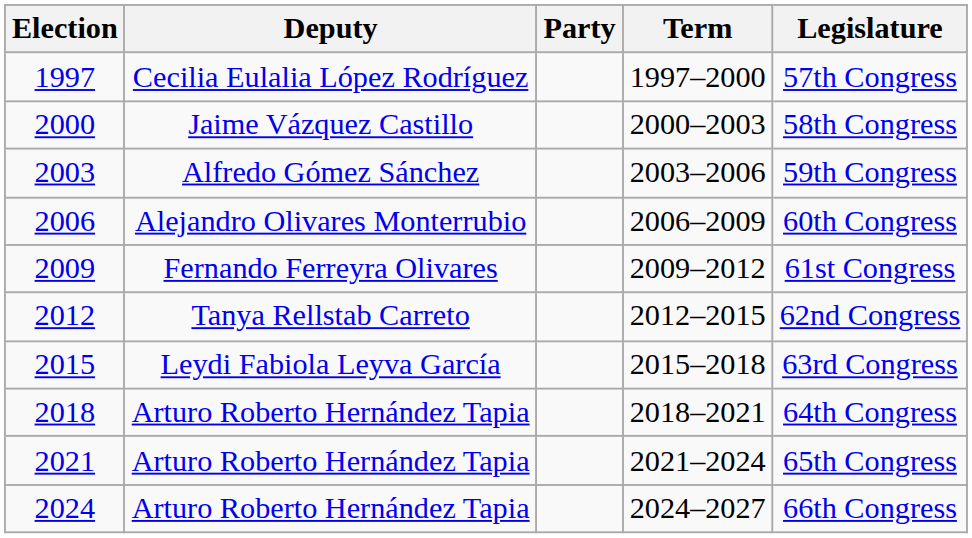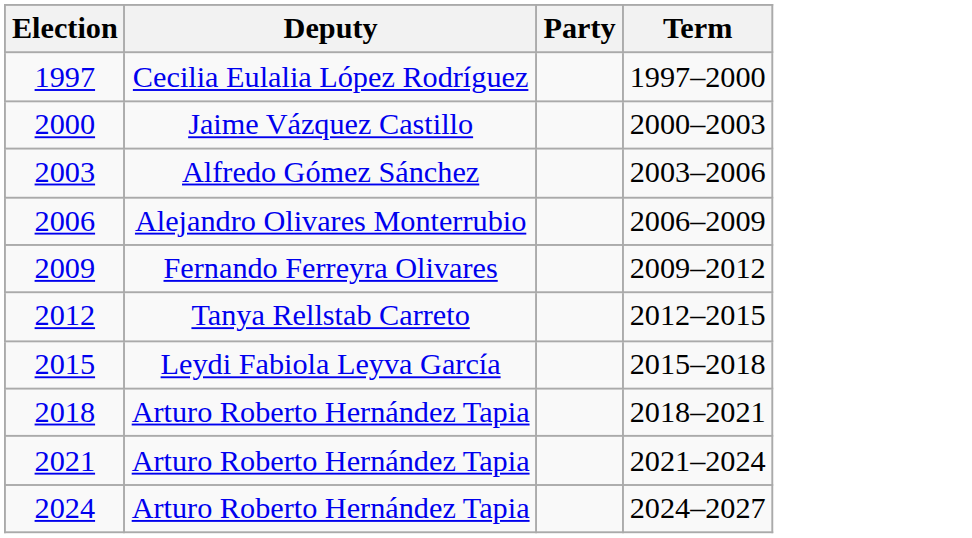- column: (870, 28)
